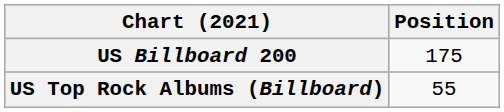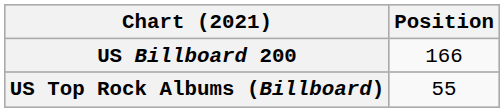(444, 56) 175 -> (444, 56) 166
